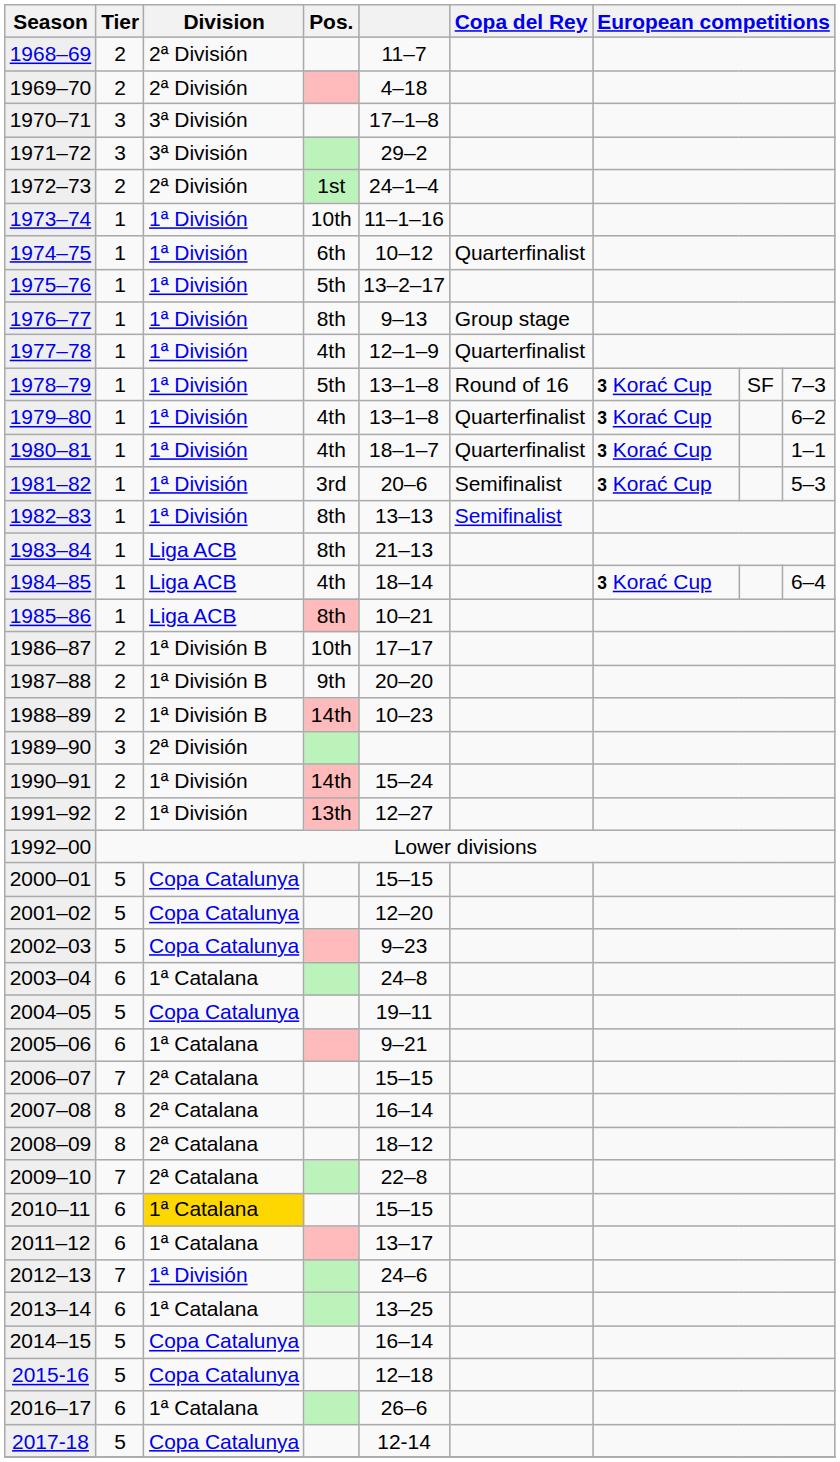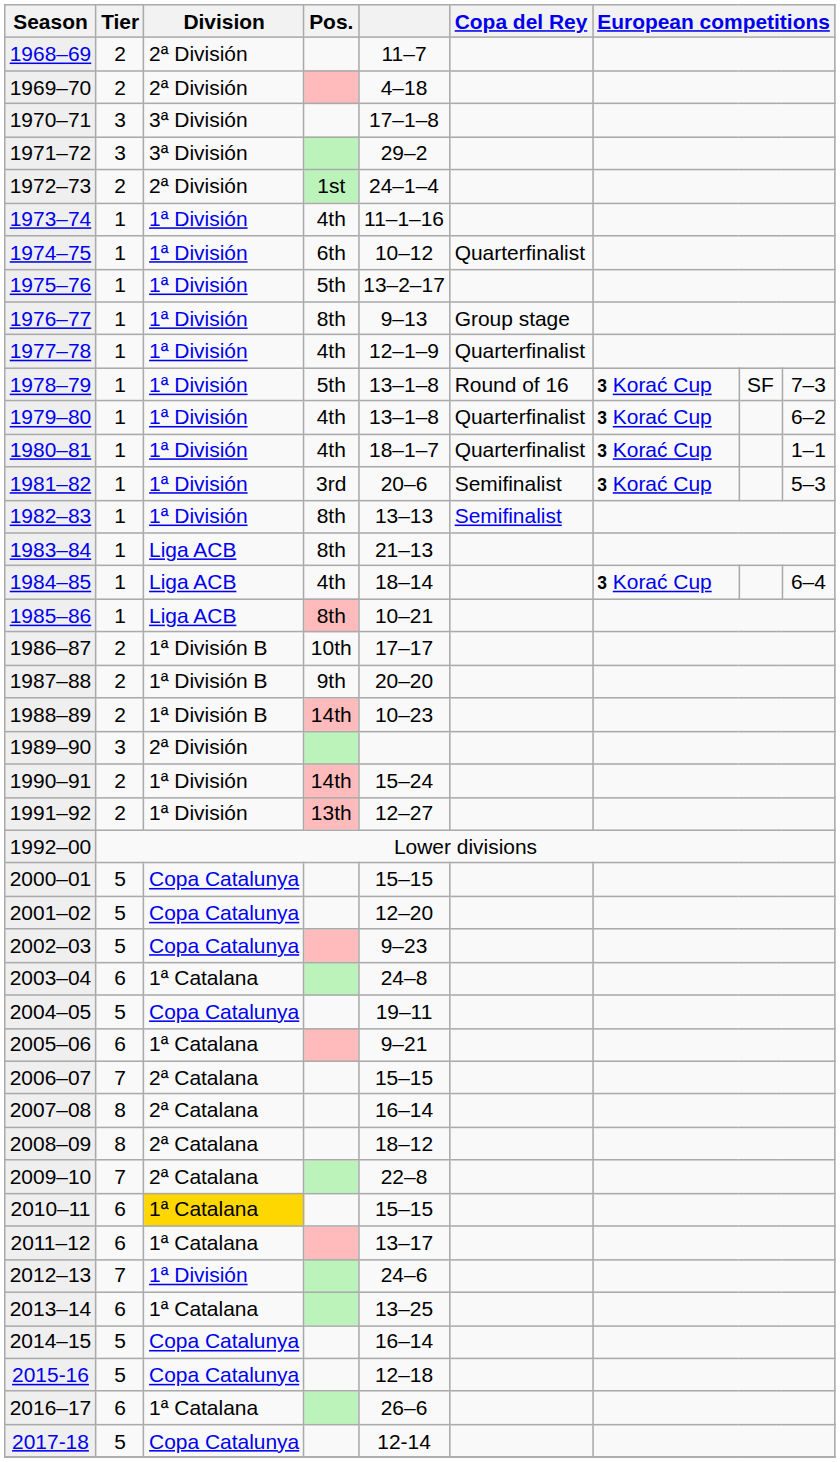(331, 219) 10th -> (331, 219) 4th
